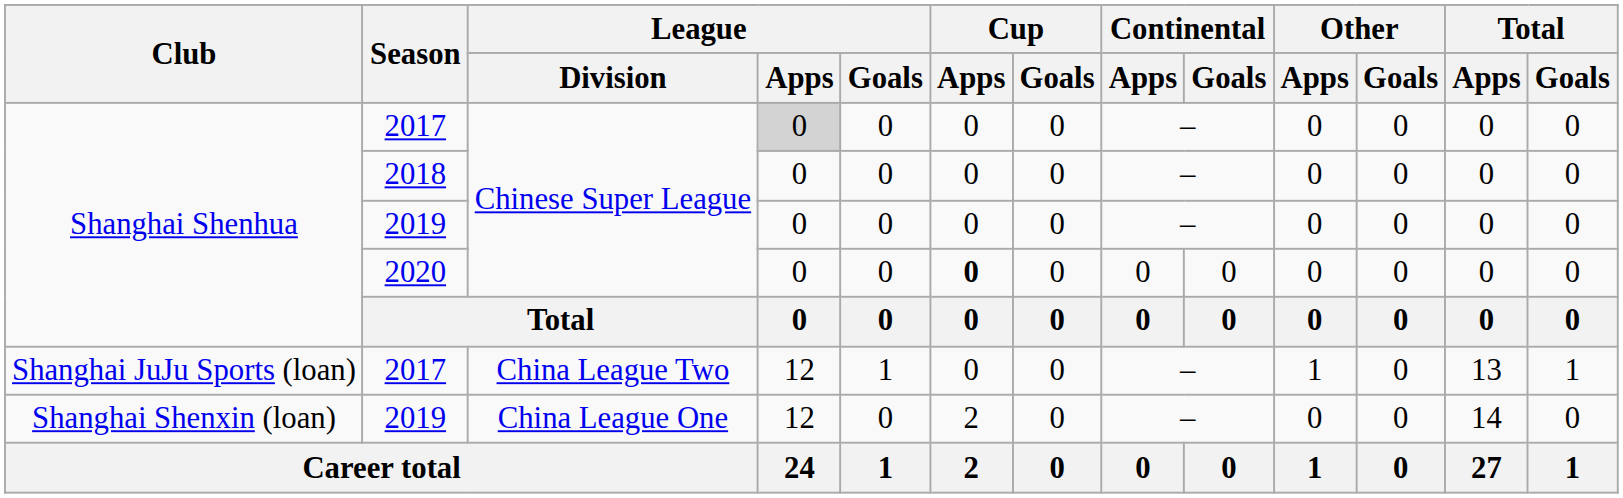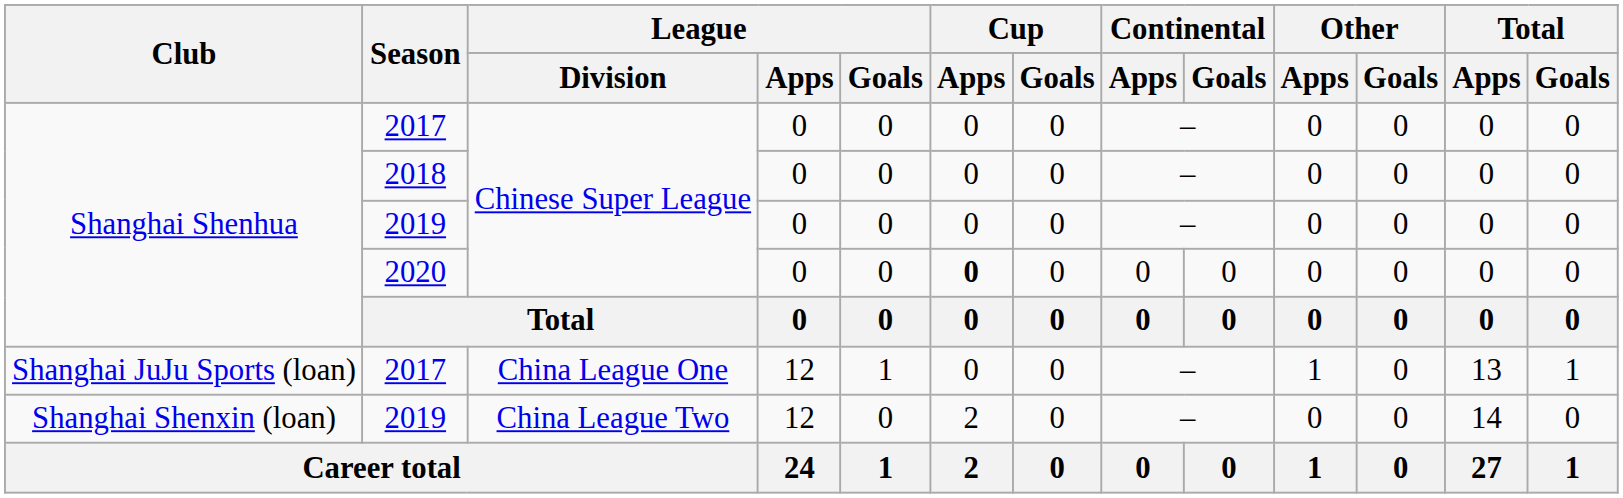(799, 126) lightgrey background -> (799, 126) no background
(613, 369) China League Two -> (613, 369) China League One
(613, 418) China League One -> (613, 418) China League Two
